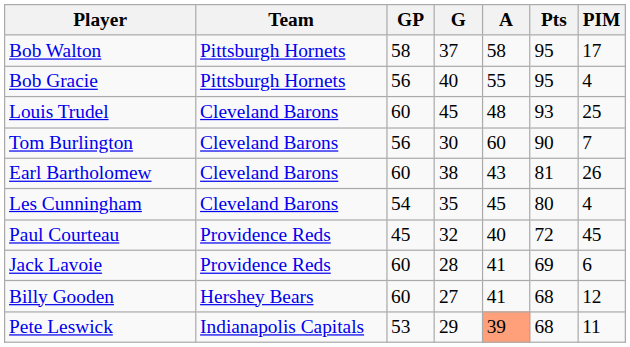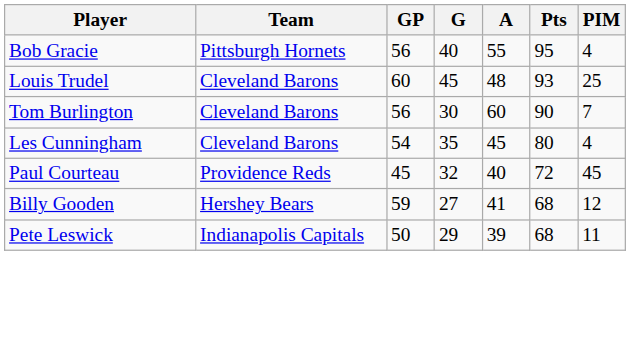- row: (55, 50)
- row: (80, 173)
- row: (56, 265)
(401, 296) 60 -> (401, 204) 59
(401, 326) 53 -> (401, 234) 50
(496, 326) lightsalmon background -> (496, 234) no background
